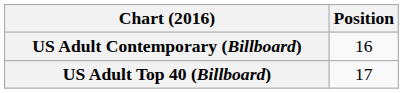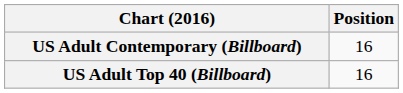(364, 74) 17 -> (364, 74) 16
